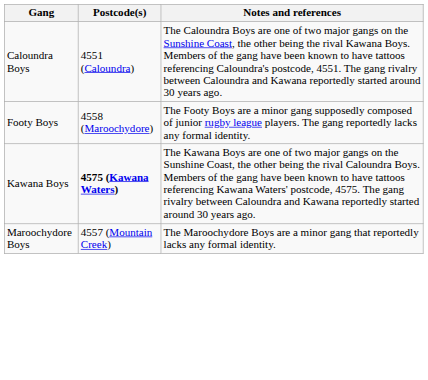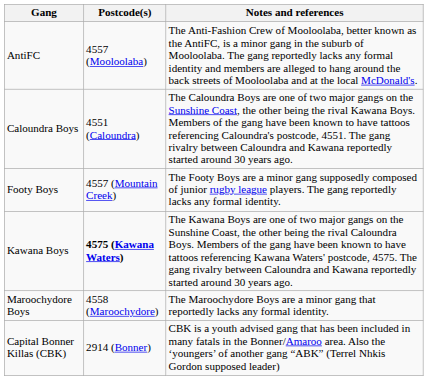+ row: (23, 55)
(117, 122) 4558 (Maroochydore) -> (122, 189) 4557 (Mountain Creek)
(117, 238) 4557 (Mountain Creek) -> (122, 305) 4558 (Maroochydore)
+ row: (40, 348)
